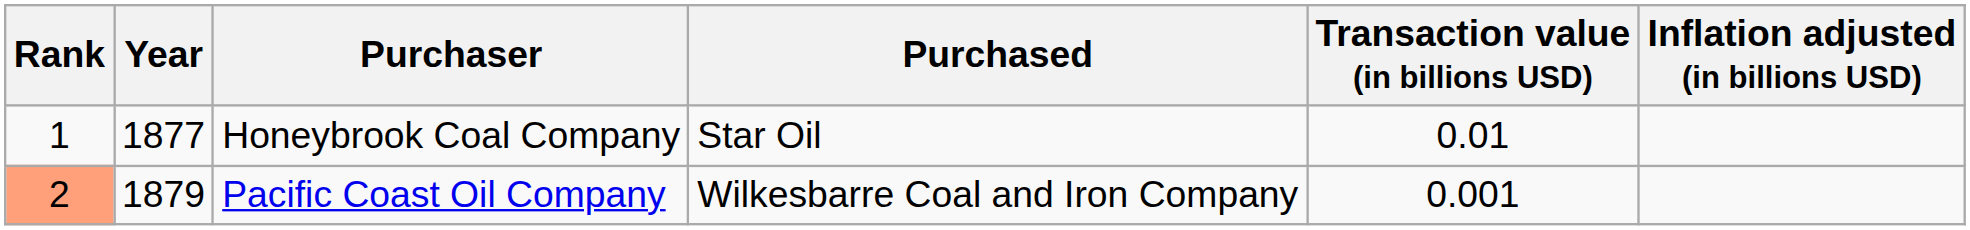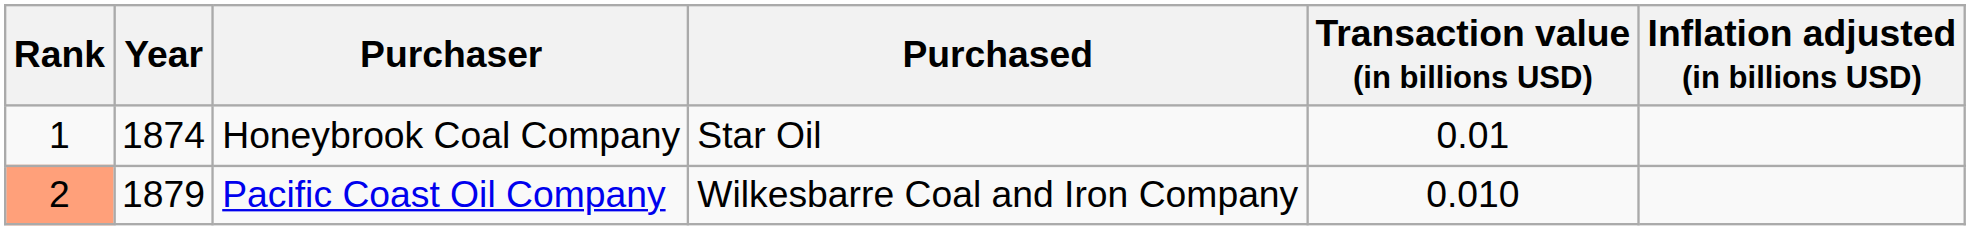(164, 135) 1877 -> (164, 135) 1874
(1473, 194) 0.001 -> (1473, 194) 0.010
